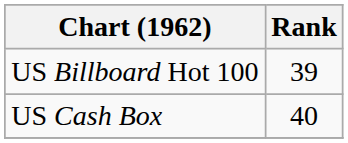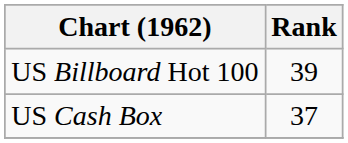(304, 115) 40 -> (304, 115) 37
